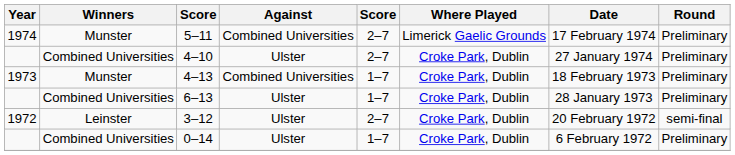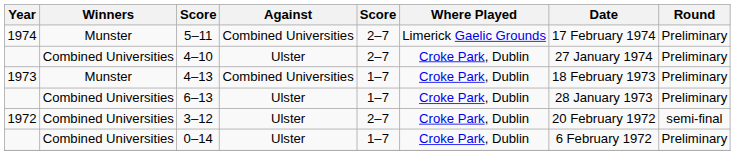(108, 118) Leinster -> (108, 118) Combined Universities
